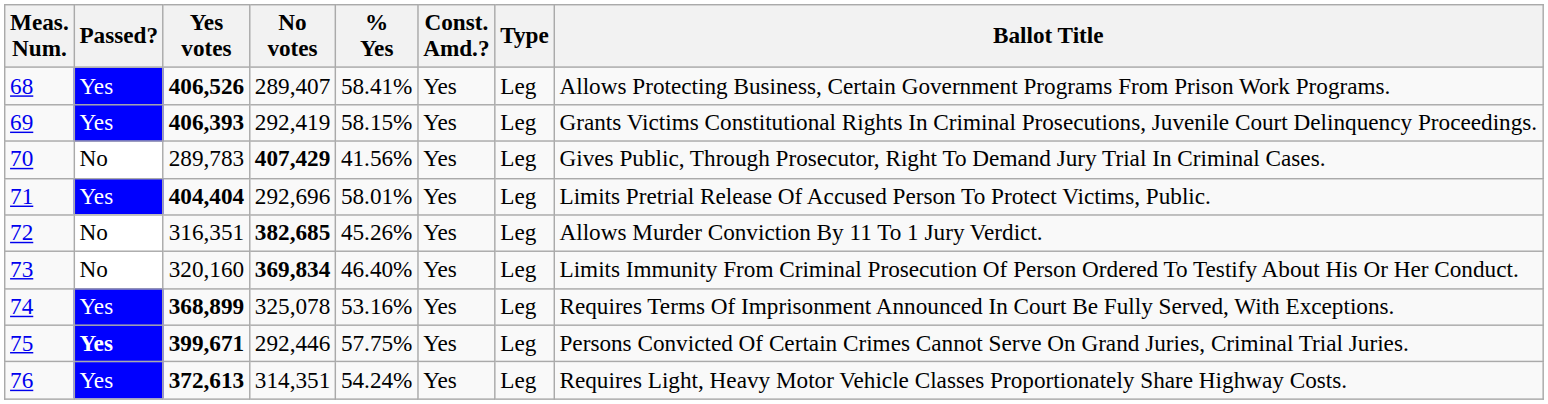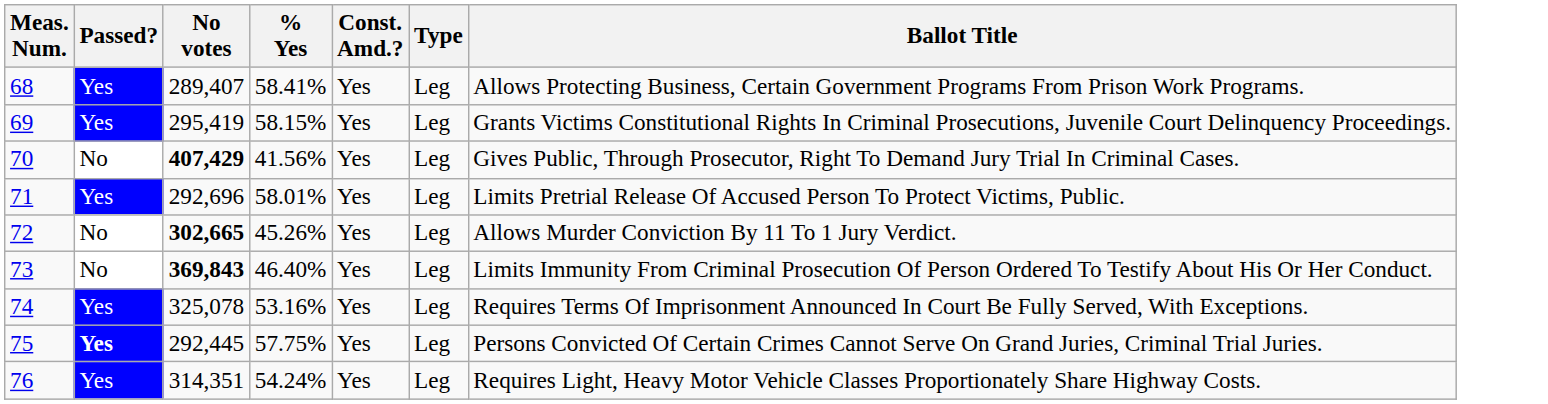- column: (206, 35)
(293, 122) 292,419 -> (206, 122) 295,419
(293, 232) 382,685 -> (206, 232) 302,665
(293, 269) 369,834 -> (206, 269) 369,843
(293, 343) 292,446 -> (206, 343) 292,445
